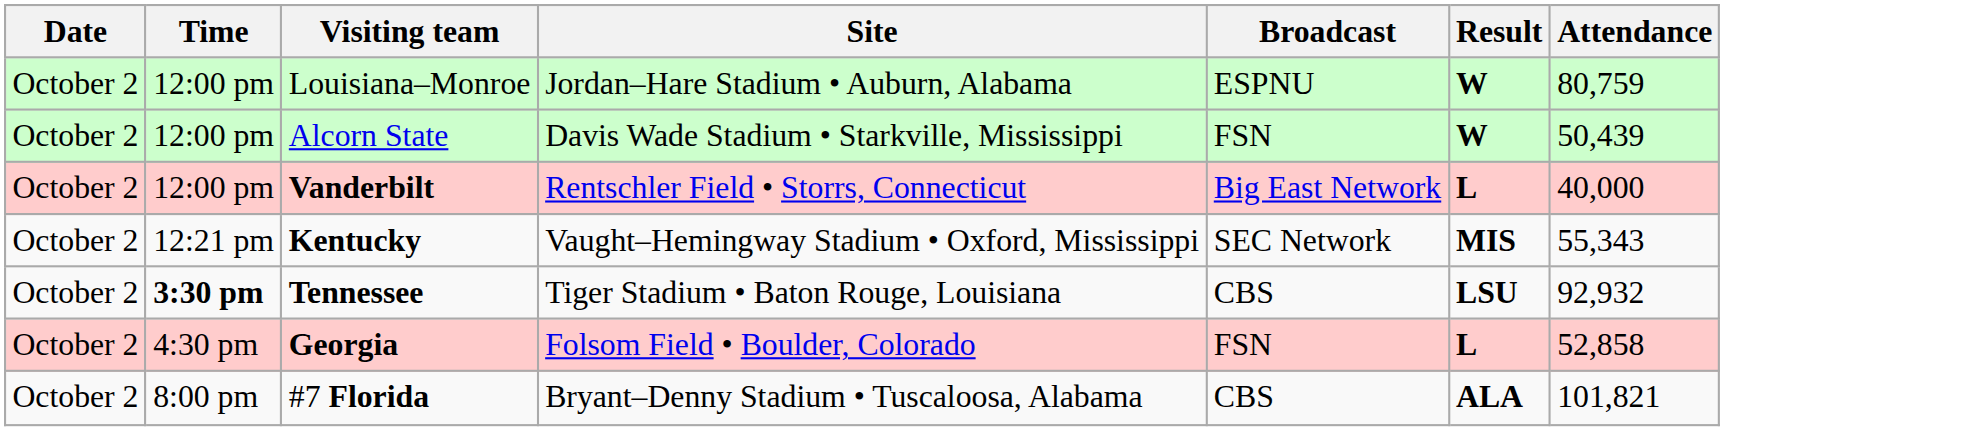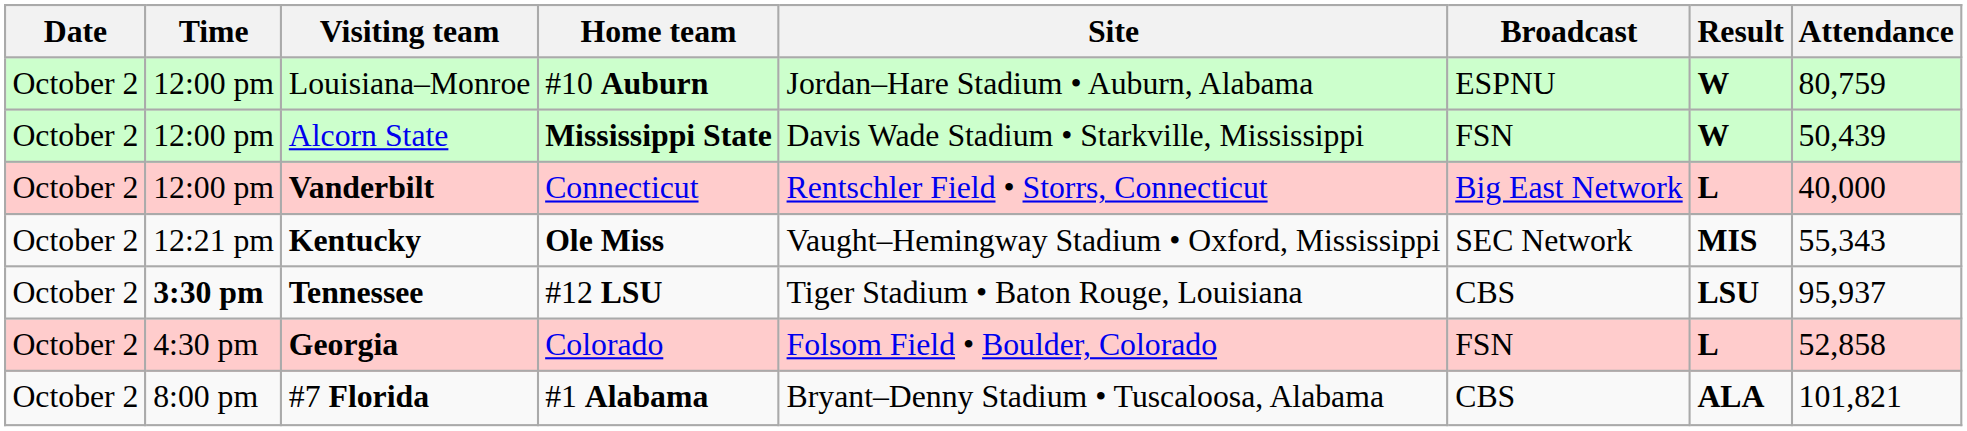+ column: (658, 30)
(1601, 292) 92,932 -> (1842, 292) 95,937
